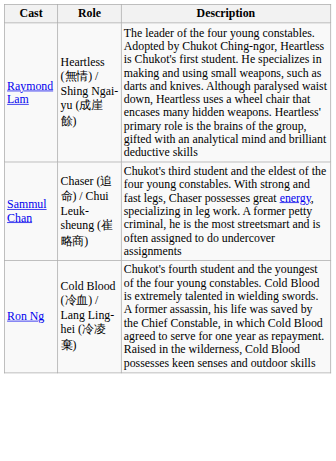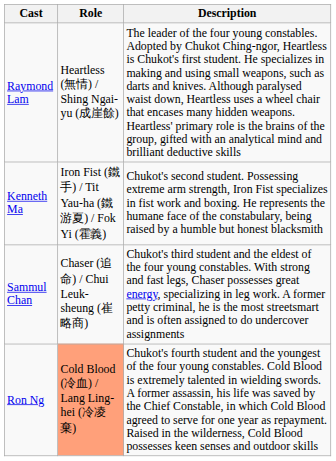+ row: (27, 203)
(88, 315) no background -> (88, 399) lightsalmon background
